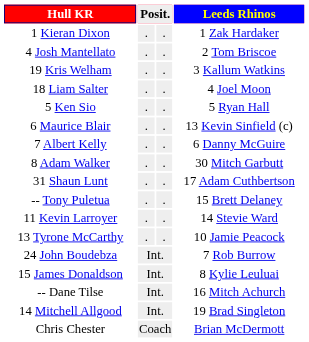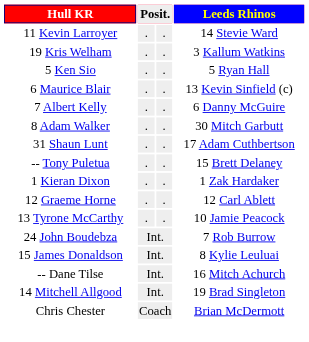rows swapped: (70, 33) <-> (70, 218)
- row: (70, 51)
- row: (70, 88)
+ row: (70, 199)
